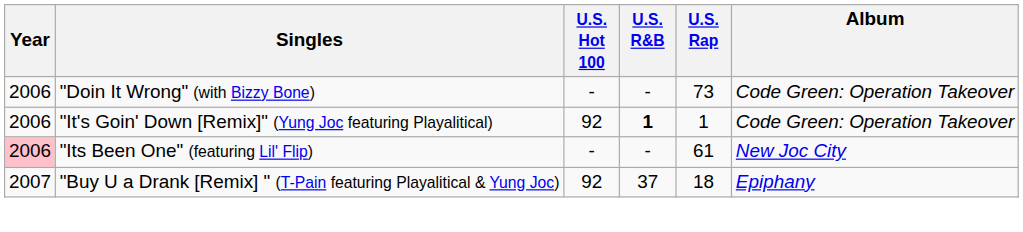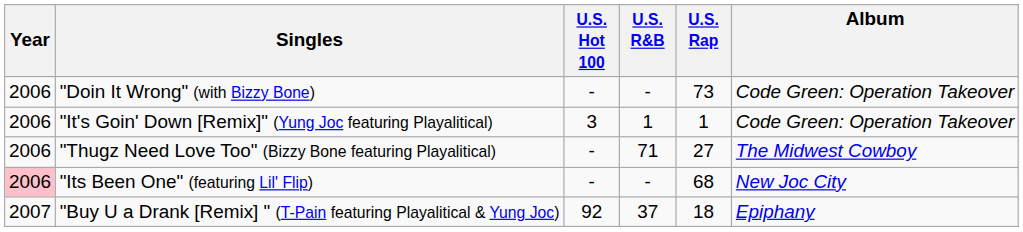(592, 121) 92 -> (592, 121) 3
(648, 121) bold -> (648, 121) normal
+ row: (278, 151)
(704, 151) 61 -> (704, 181) 68
